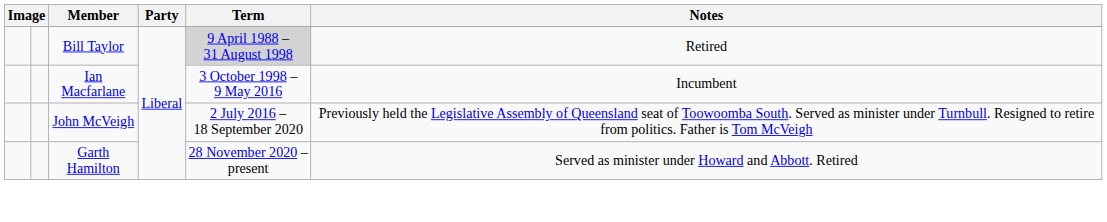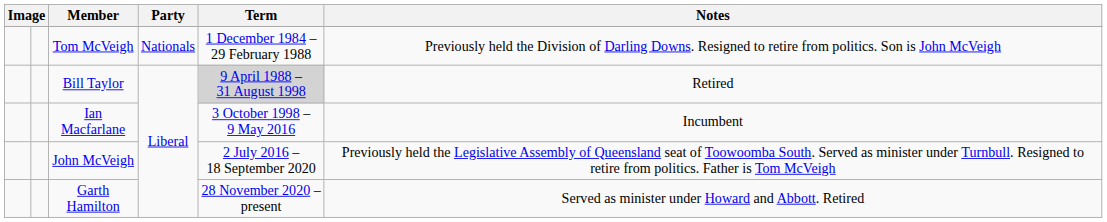+ row: (93, 45)
